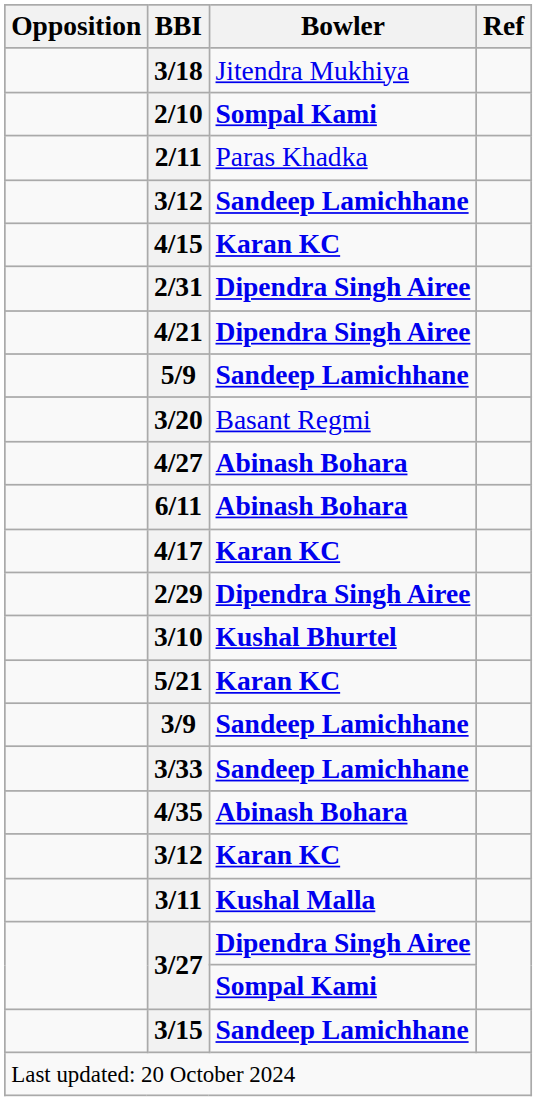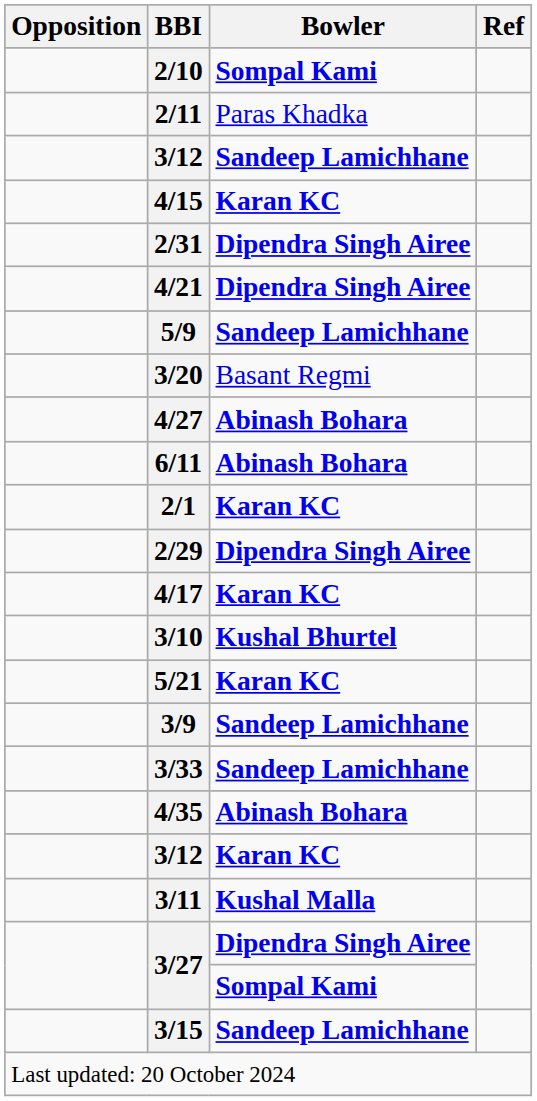- row: (178, 69)
+ row: (178, 506)
rows swapped: (178, 593) <-> (178, 550)
